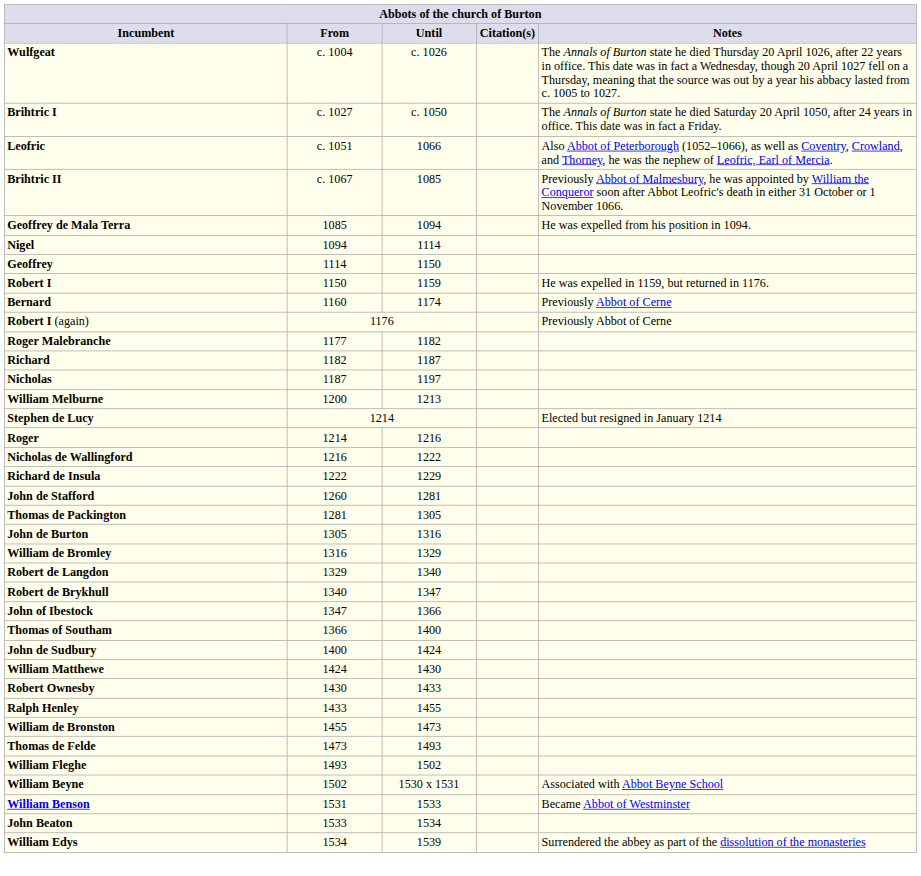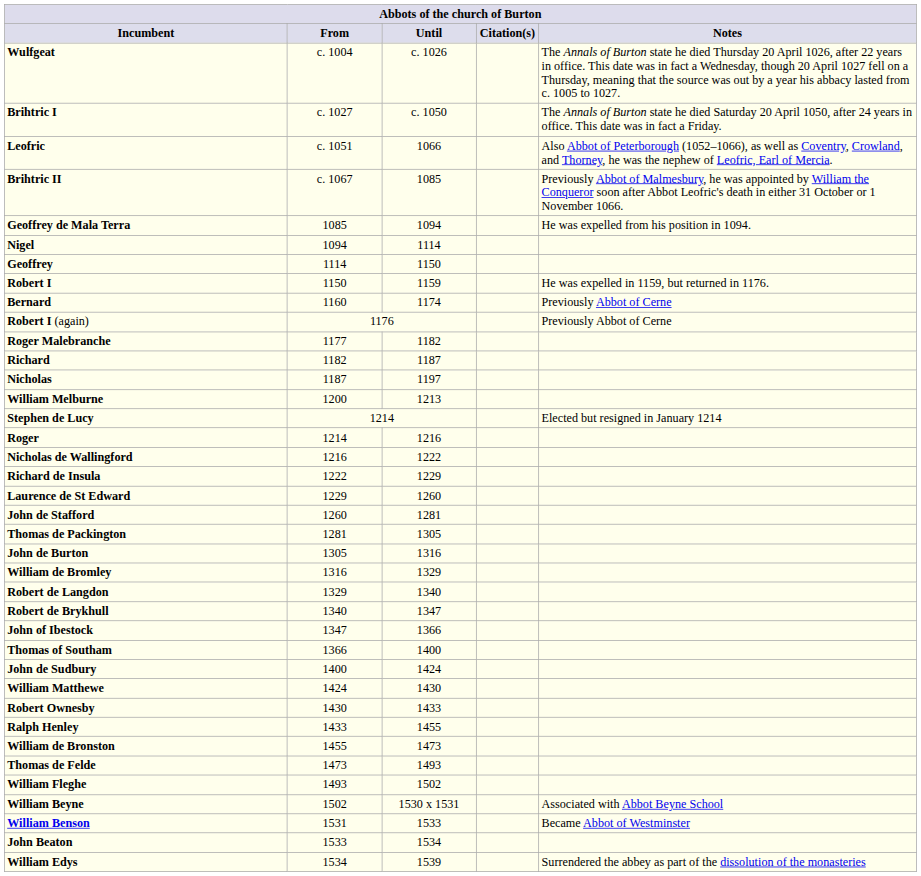+ row: (69, 495)
